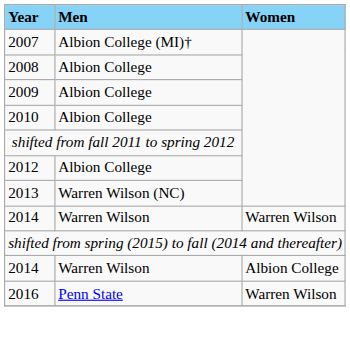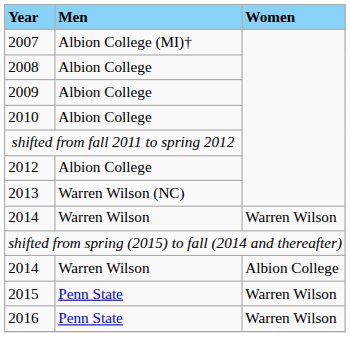+ row: (23, 293)
